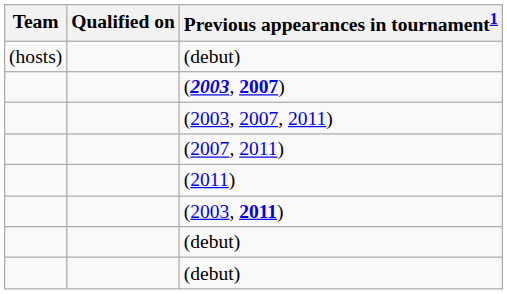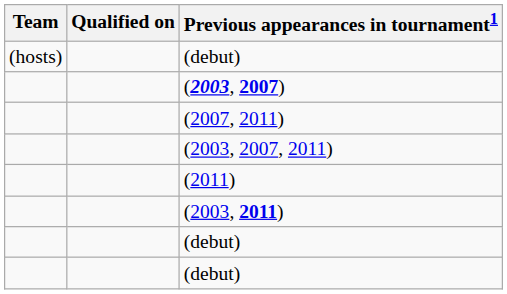rows swapped: (36, 118) <-> (36, 149)
